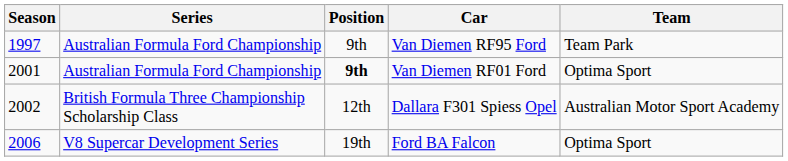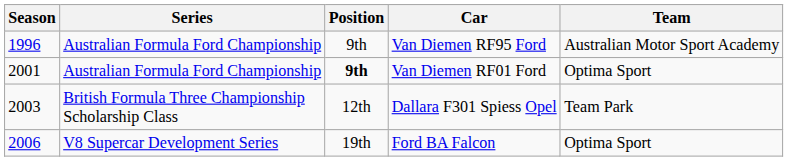(24, 44) 1997 -> (24, 44) 1996
(599, 44) Team Park -> (672, 44) Australian Motor Sport Academy
(24, 107) 2002 -> (24, 107) 2003
(672, 107) Australian Motor Sport Academy -> (599, 107) Team Park
